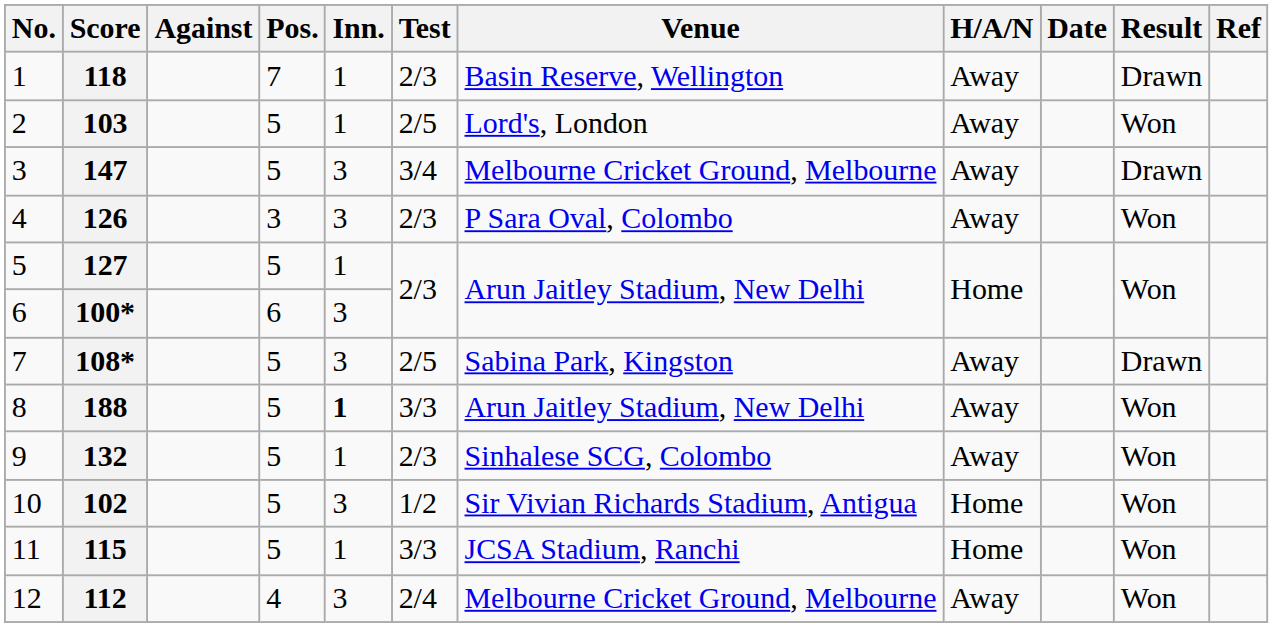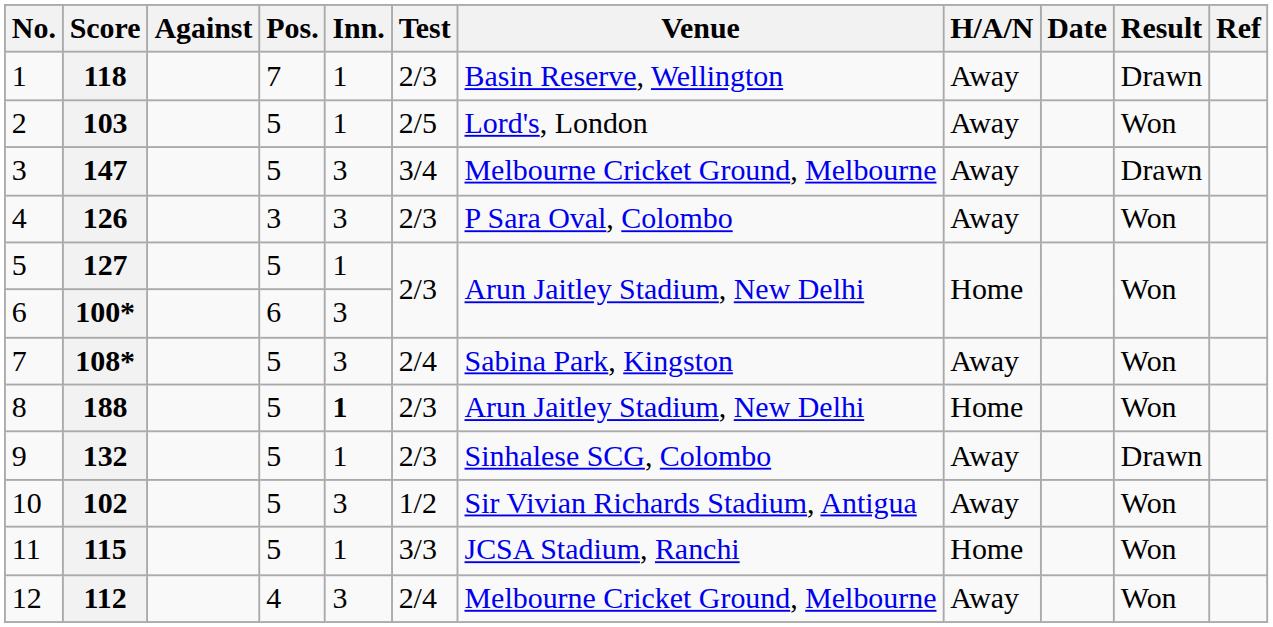(418, 360) 2/5 -> (418, 360) 2/4
(1162, 360) Drawn -> (1149, 360) Won
(418, 407) 3/3 -> (418, 407) 2/3
(985, 407) Away -> (987, 407) Home
(1149, 455) Won -> (1162, 455) Drawn
(987, 502) Home -> (985, 502) Away
